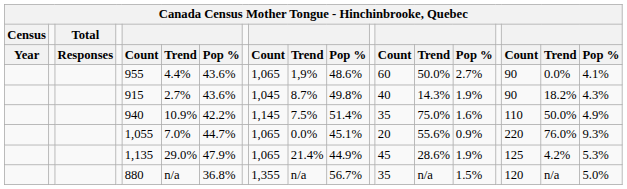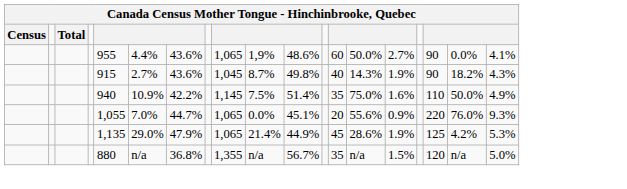- row: (27, 54)
